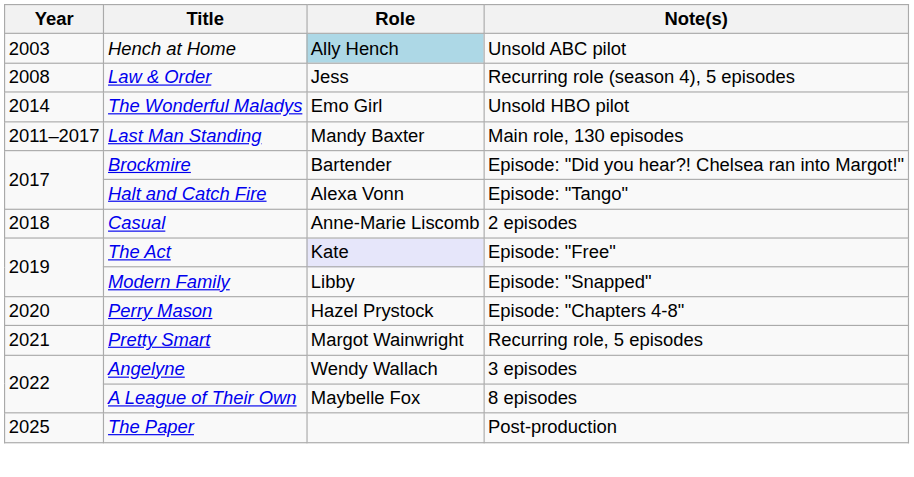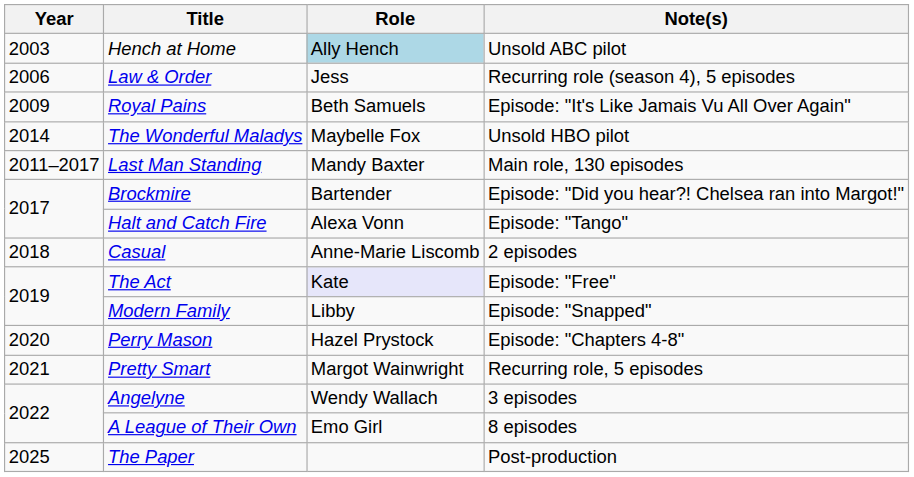(29, 77) 2008 -> (29, 77) 2006
+ row: (157, 106)
(347, 106) Emo Girl -> (366, 135) Maybelle Fox
(366, 398) Maybelle Fox -> (347, 427) Emo Girl
